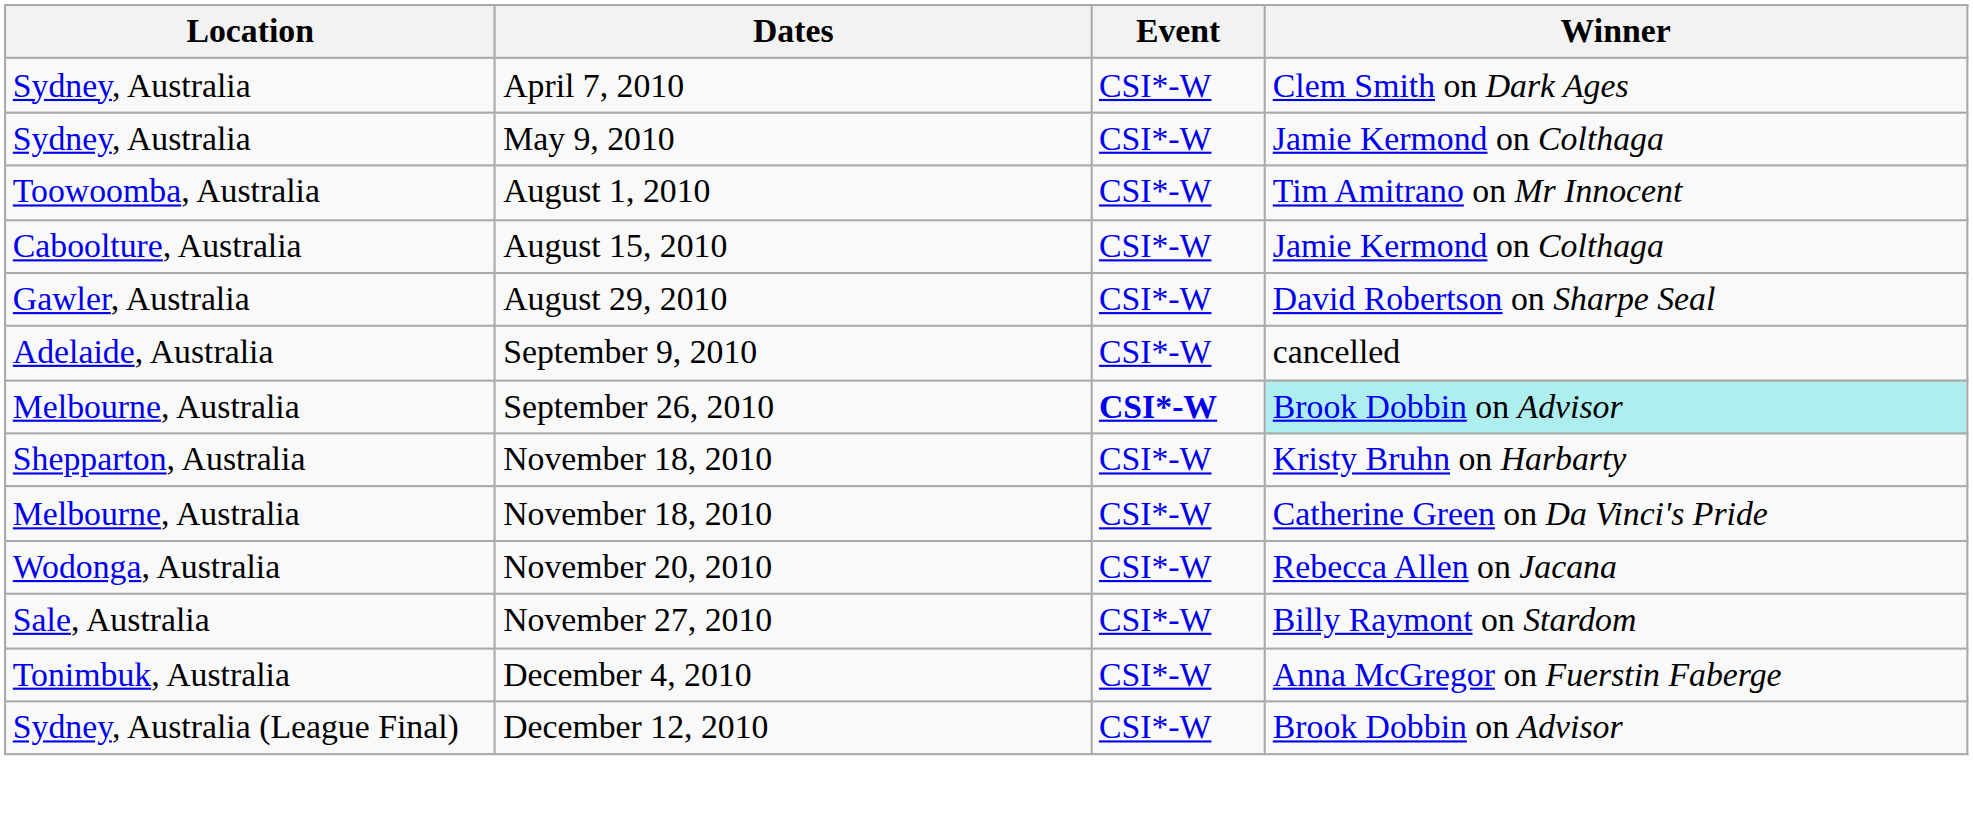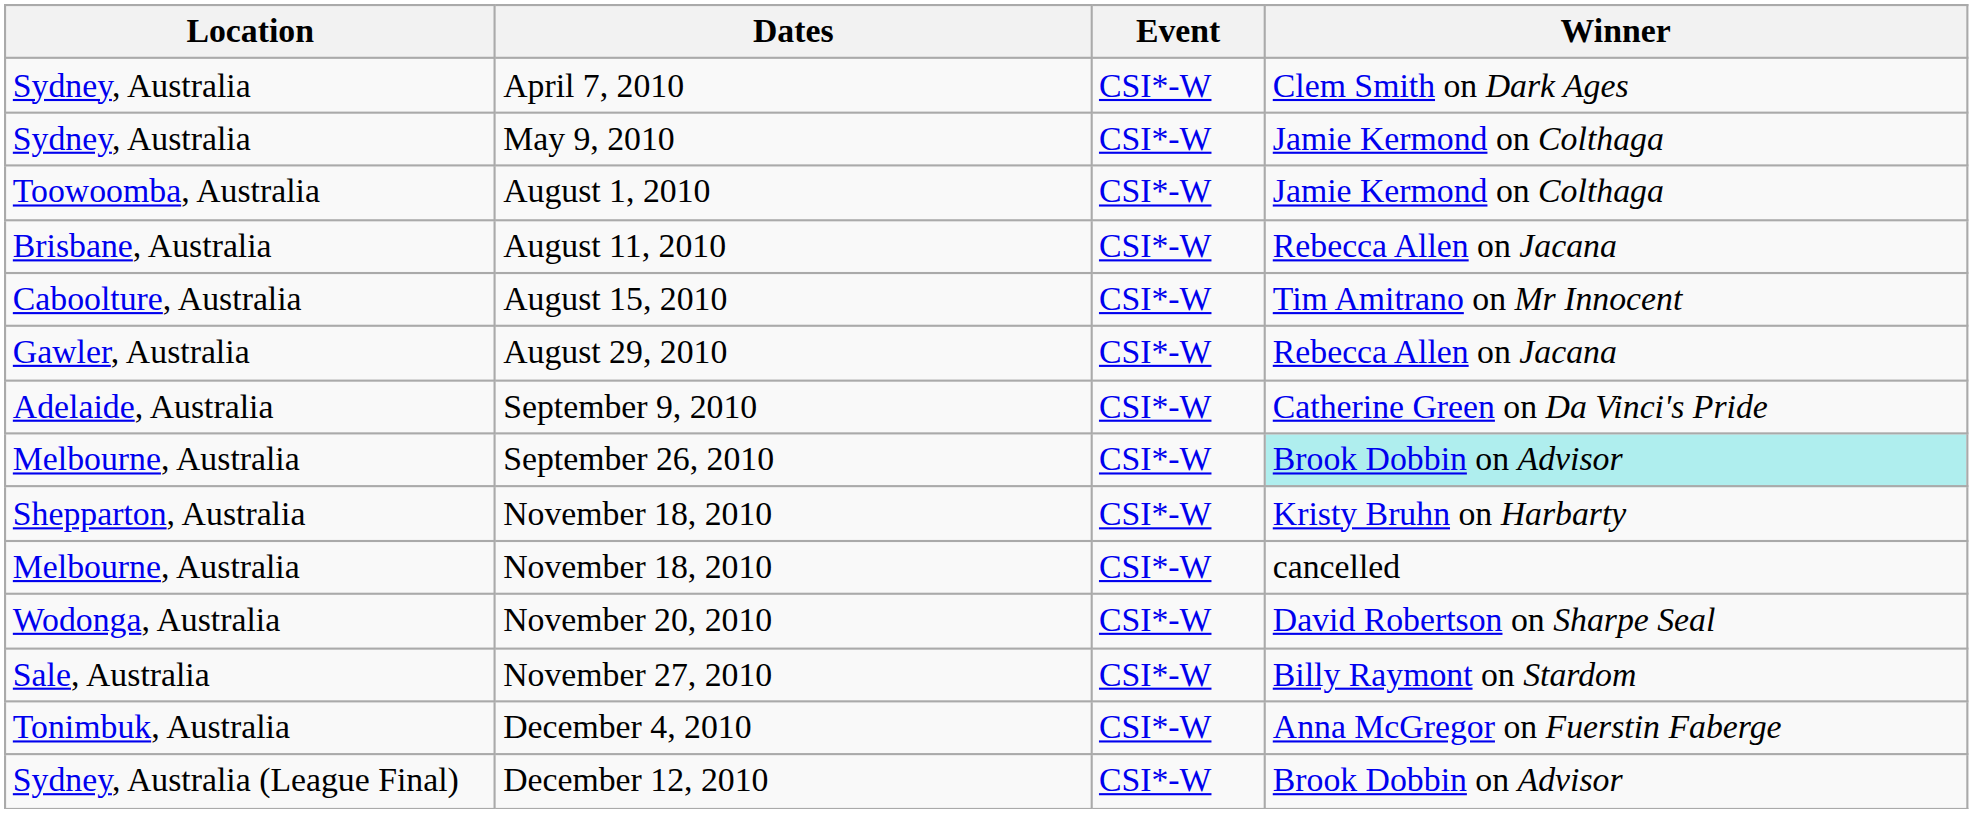(1478, 191) Tim Amitrano on Mr Innocent -> (1468, 191) Jamie Kermond on Colthaga
+ row: (142, 245)
(1468, 245) Jamie Kermond on Colthaga -> (1478, 298) Tim Amitrano on Mr Innocent
(1494, 298) David Robertson on Sharpe Seal -> (1445, 352) Rebecca Allen on Jacana
(1336, 352) cancelled -> (1520, 406) Catherine Green on Da Vinci's Pride
(1158, 406) bold -> (1155, 459) normal
(1520, 513) Catherine Green on Da Vinci's Pride -> (1336, 566) cancelled
(1445, 566) Rebecca Allen on Jacana -> (1494, 620) David Robertson on Sharpe Seal
